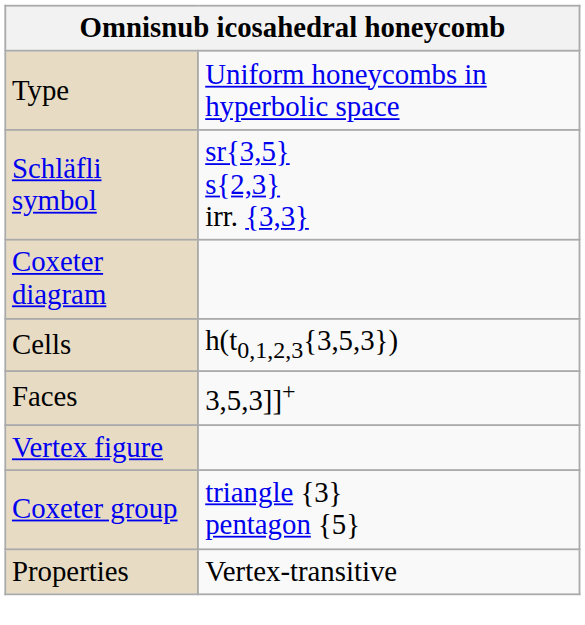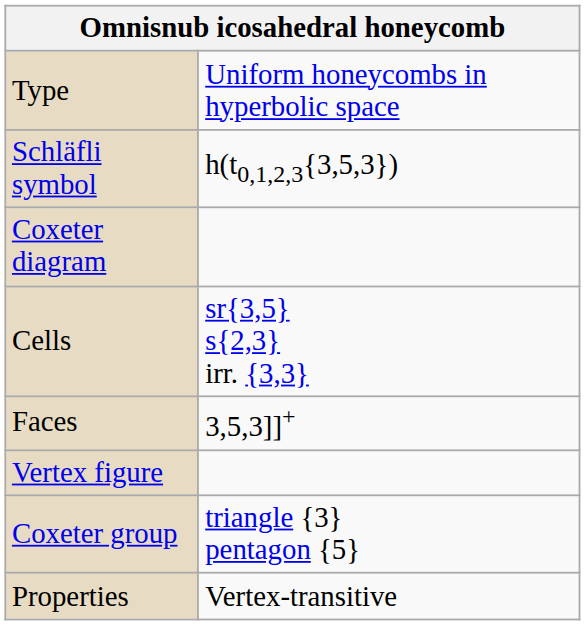(257, 184) sr{3,5} s{2,3} irr. {3,3} -> (302, 168) h(t0,1,2,3{3,5,3})
(302, 344) h(t0,1,2,3{3,5,3}) -> (257, 340) sr{3,5} s{2,3} irr. {3,3}
